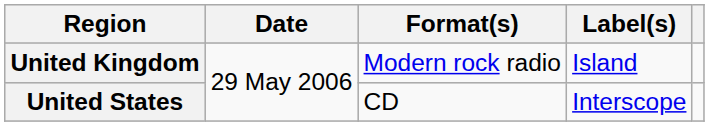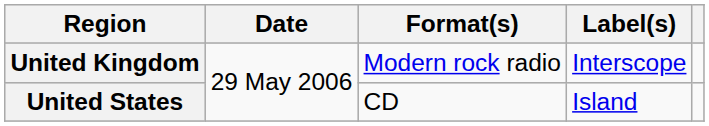(605, 62) Island -> (629, 62) Interscope
(629, 101) Interscope -> (605, 101) Island
